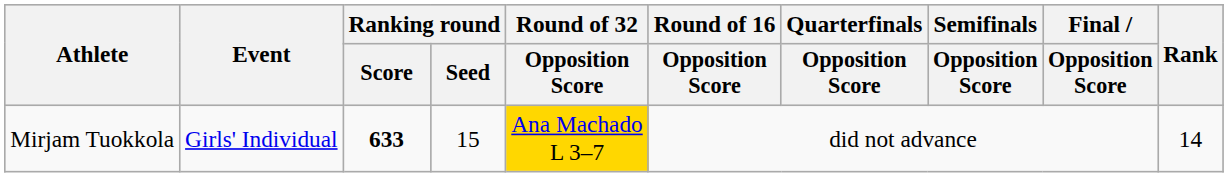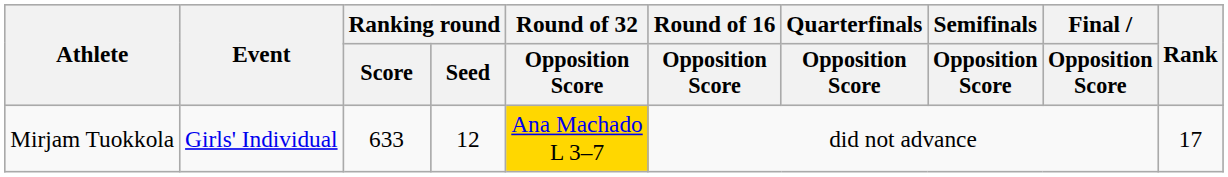(387, 138) bold -> (387, 138) normal
(468, 138) 15 -> (468, 138) 12
(1190, 138) 14 -> (1190, 138) 17
